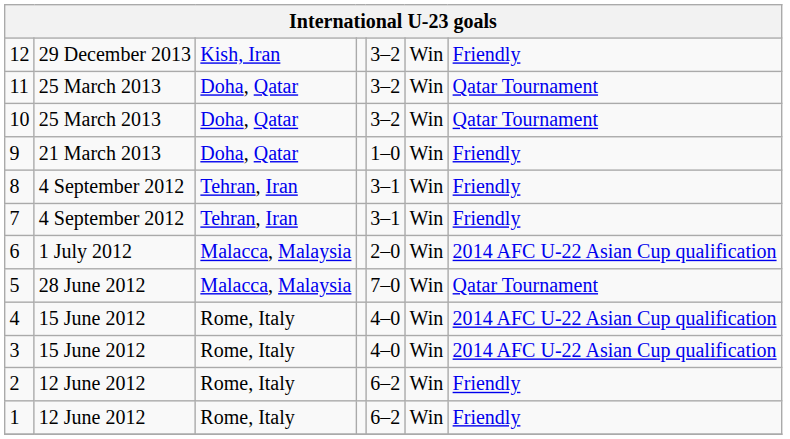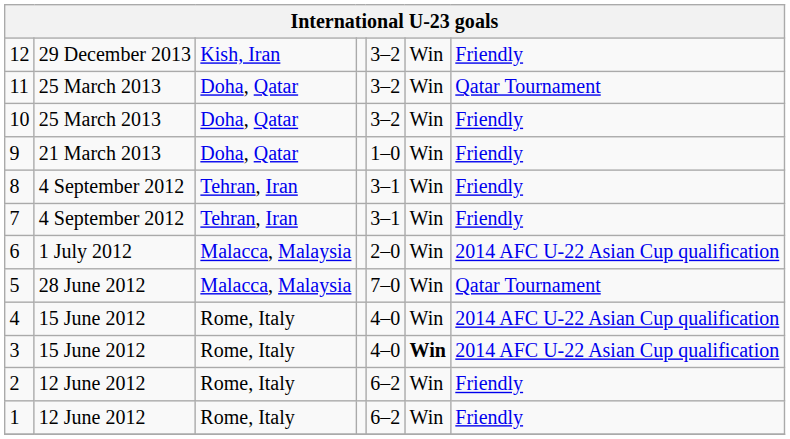(525, 120) Qatar Tournament -> (489, 120) Friendly
(426, 351) normal -> (428, 351) bold
